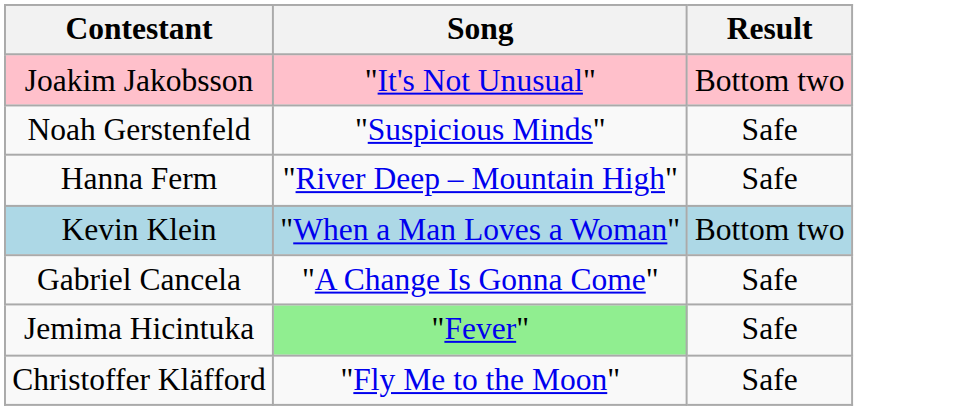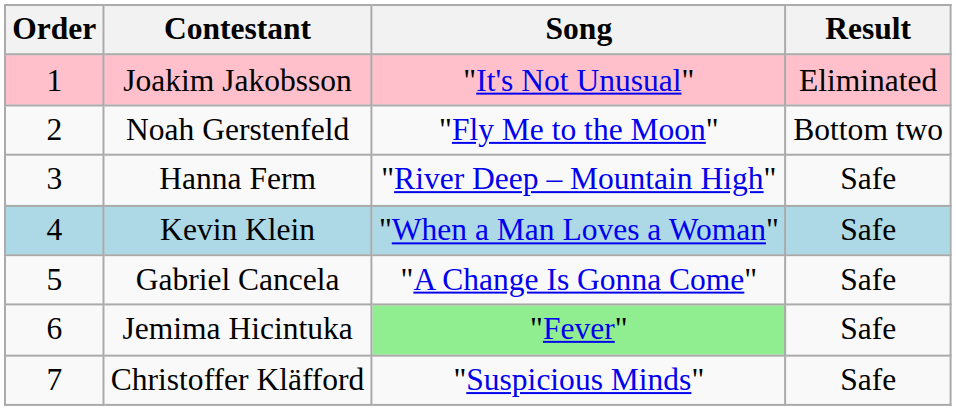+ column: (54, 29)
(770, 79) Bottom two -> (868, 79) Eliminated
(480, 129) "Suspicious Minds" -> (579, 129) "Fly Me to the Moon"
(770, 129) Safe -> (868, 129) Bottom two
(770, 229) Bottom two -> (868, 229) Safe
(480, 379) "Fly Me to the Moon" -> (579, 379) "Suspicious Minds"
